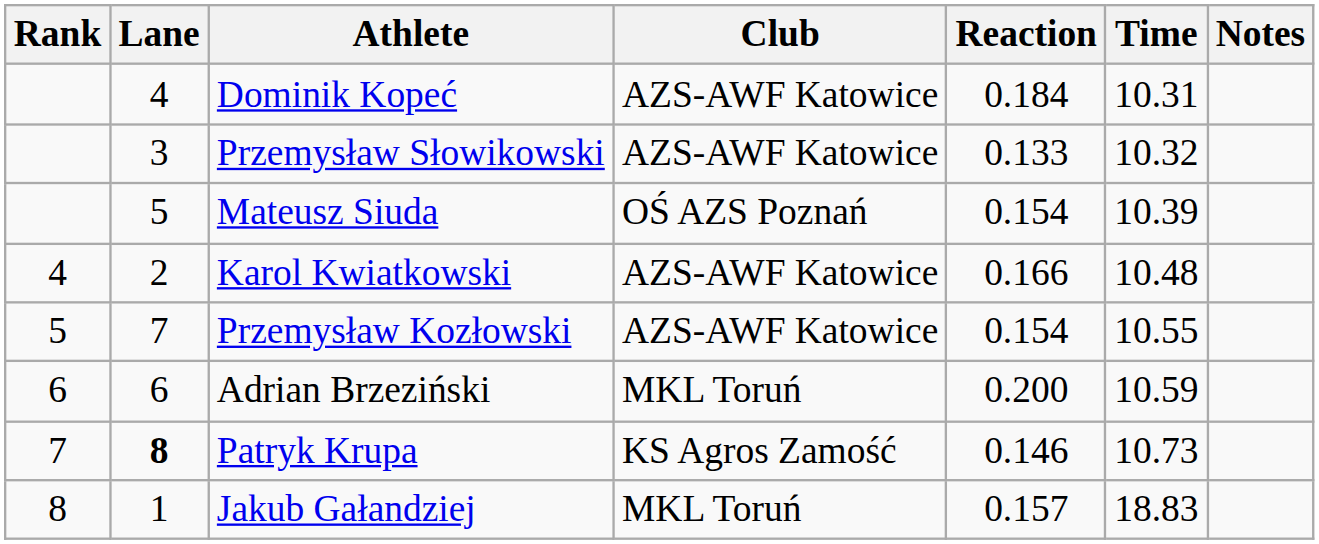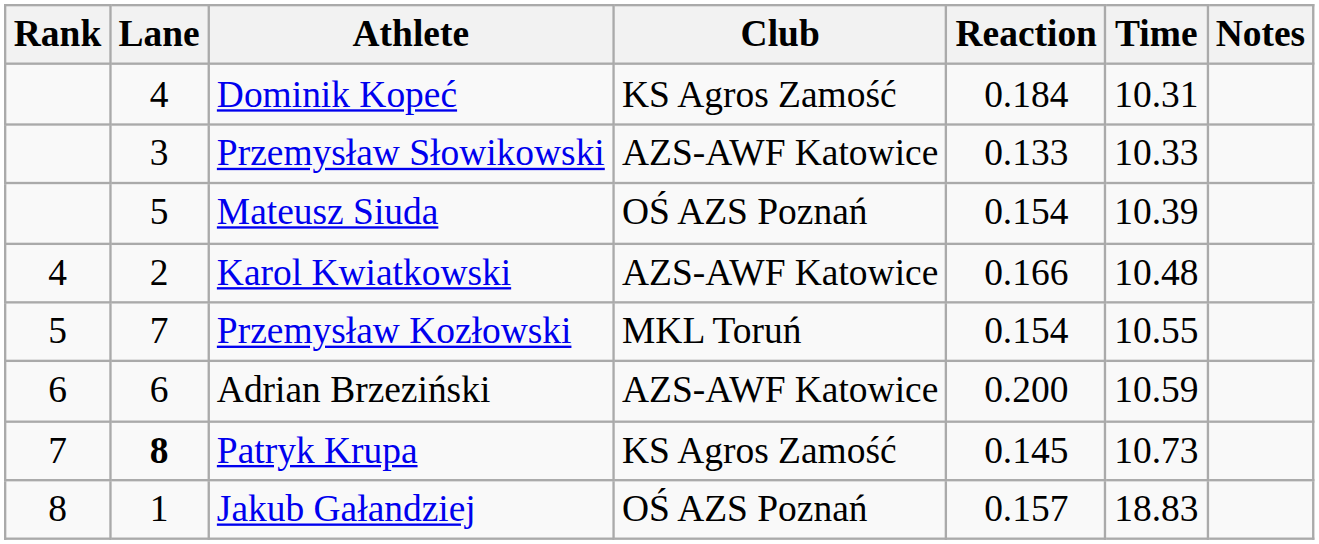(780, 93) AZS-AWF Katowice -> (759, 93) KS Agros Zamość
(1156, 152) 10.32 -> (1156, 152) 10.33
(780, 331) AZS-AWF Katowice -> (712, 331) MKL Toruń
(712, 390) MKL Toruń -> (780, 390) AZS-AWF Katowice
(1026, 449) 0.146 -> (1026, 449) 0.145
(712, 509) MKL Toruń -> (745, 509) OŚ AZS Poznań
